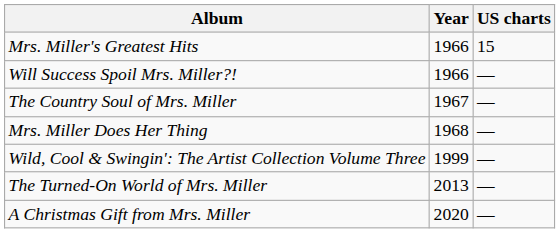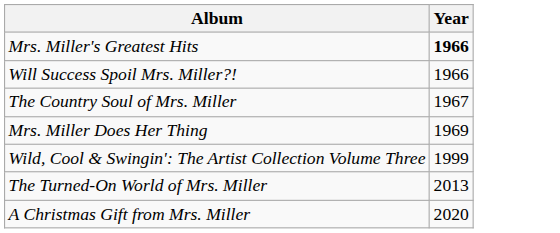- column: (514, 18)
(451, 46) normal -> (451, 46) bold
(451, 130) 1968 -> (451, 130) 1969
